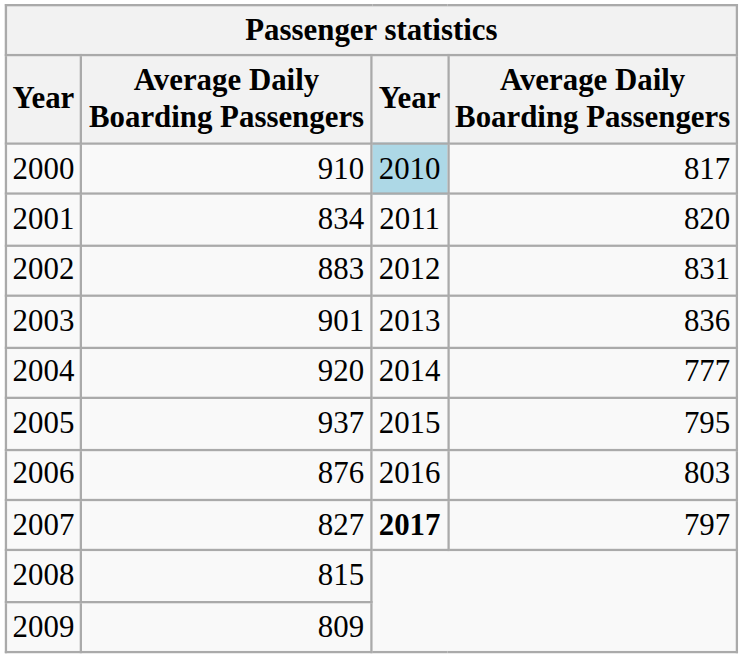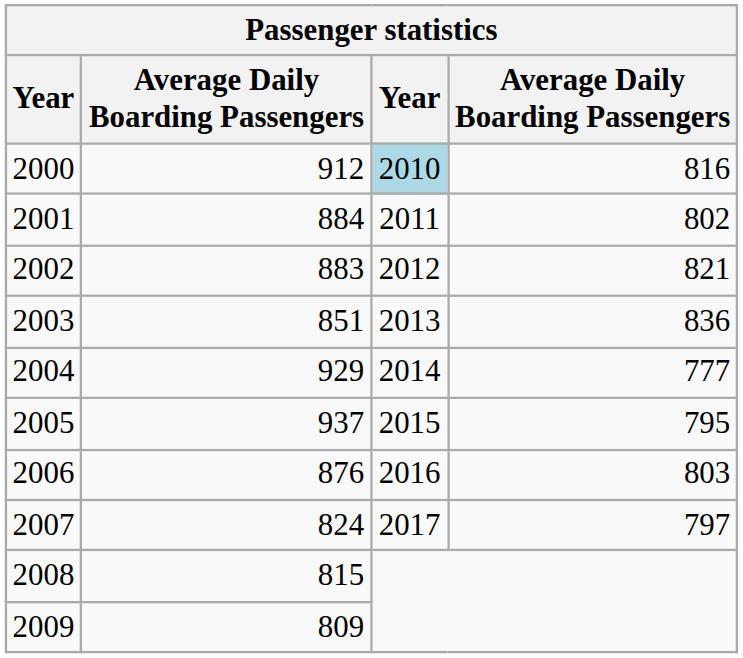(341, 167) 910 -> (341, 167) 912
(707, 167) 817 -> (707, 167) 816
(341, 218) 834 -> (341, 218) 884
(707, 218) 820 -> (707, 218) 802
(707, 269) 831 -> (707, 269) 821
(341, 320) 901 -> (341, 320) 851
(341, 371) 920 -> (341, 371) 929
(341, 524) 827 -> (341, 524) 824
(410, 524) bold -> (410, 524) normal
